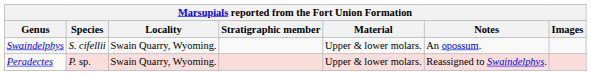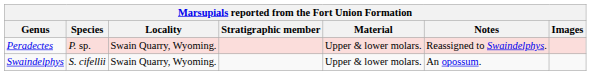rows swapped: (30, 62) <-> (35, 45)
